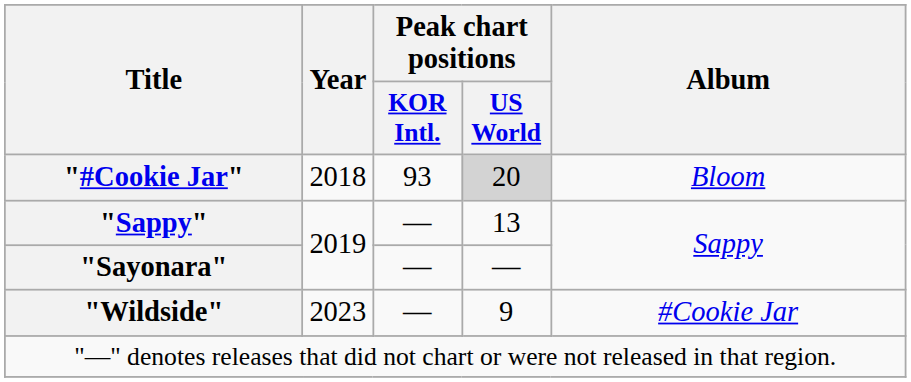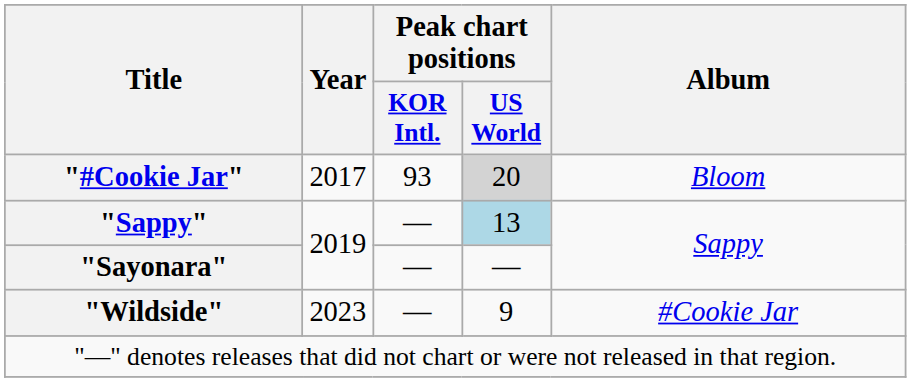(338, 176) 2018 -> (338, 176) 2017
(506, 221) no background -> (506, 221) lightblue background
